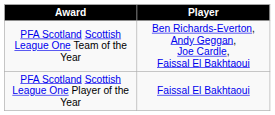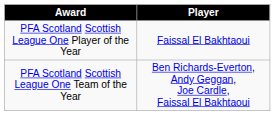rows swapped: (71, 91) <-> (71, 46)
